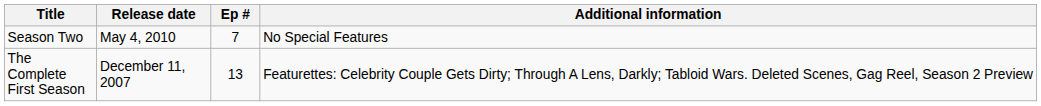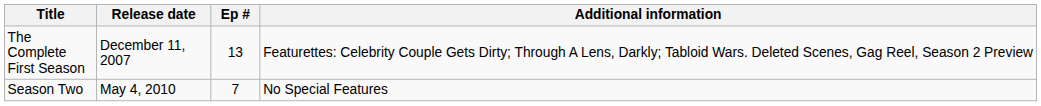rows swapped: (46, 74) <-> (45, 37)
